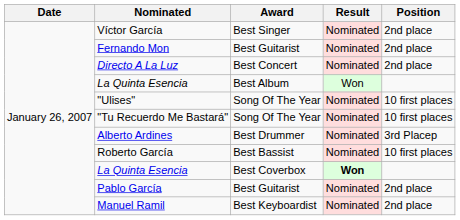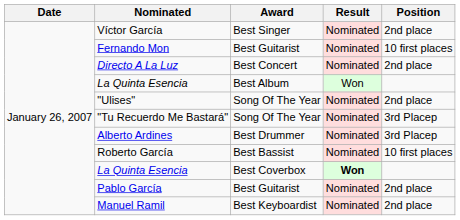(408, 48) 2nd place -> (418, 48) 10 first places
(418, 100) 10 first places -> (408, 100) 2nd place
(418, 118) 10 first places -> (411, 118) 3rd Placep
